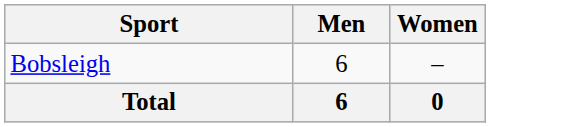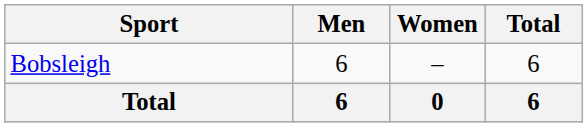+ column: (533, 24)
